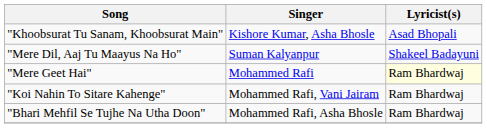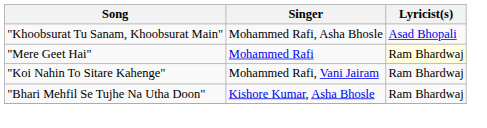(302, 34) Kishore Kumar, Asha Bhosle -> (306, 34) Mohammed Rafi, Asha Bhosle
- row: (94, 53)
(306, 113) Mohammed Rafi, Asha Bhosle -> (302, 93) Kishore Kumar, Asha Bhosle
